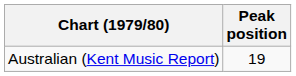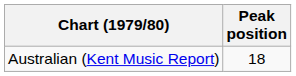(257, 58) 19 -> (257, 58) 18
